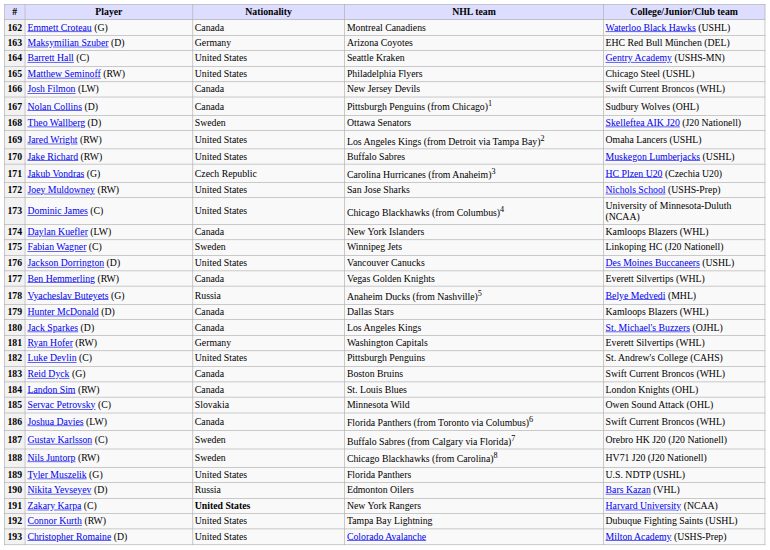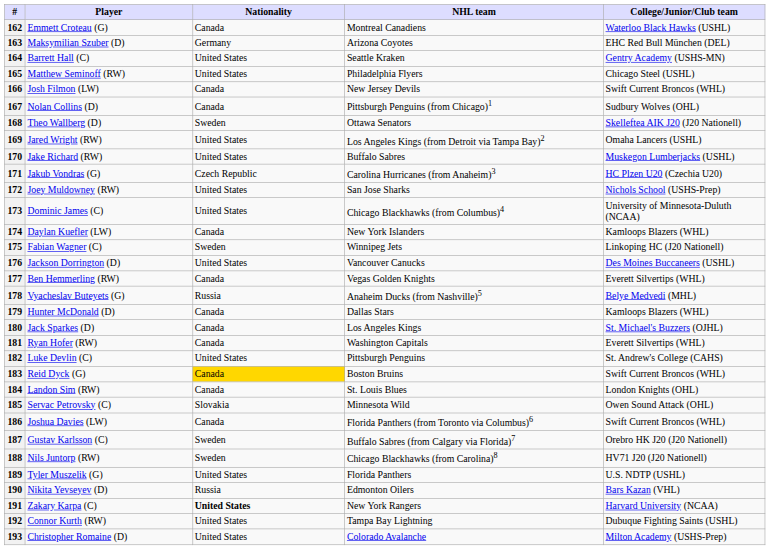(213, 343) Germany -> (209, 343) Canada
(209, 374) no background -> (209, 374) gold background
